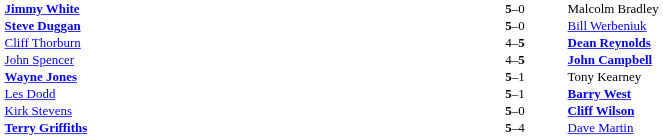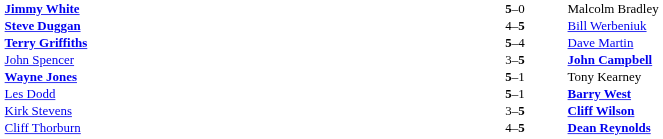(515, 26) 5–0 -> (515, 26) 4–5
rows swapped: (46, 128) <-> (43, 43)
(515, 60) 4–5 -> (515, 60) 3–5
(515, 111) 5–0 -> (515, 111) 3–5
